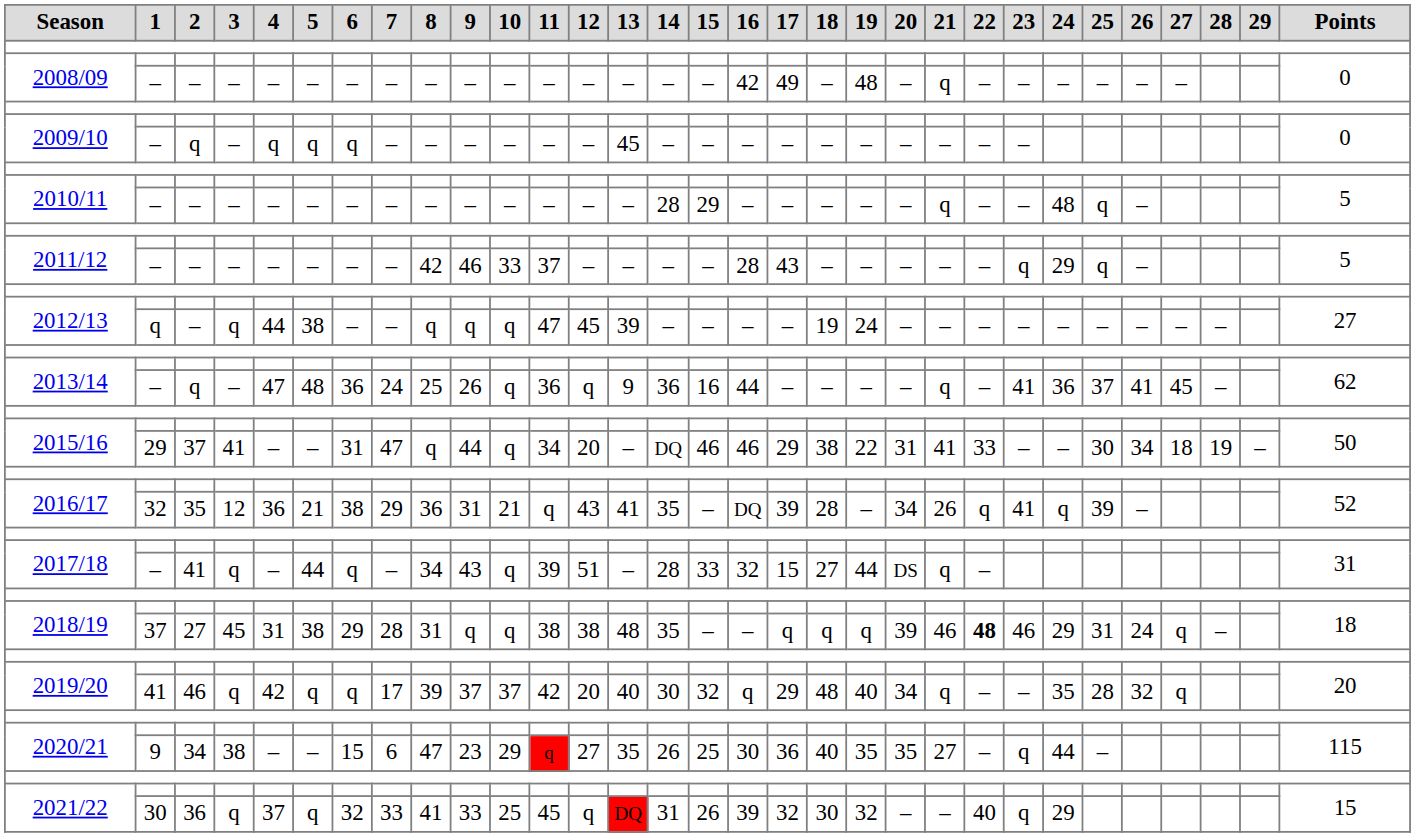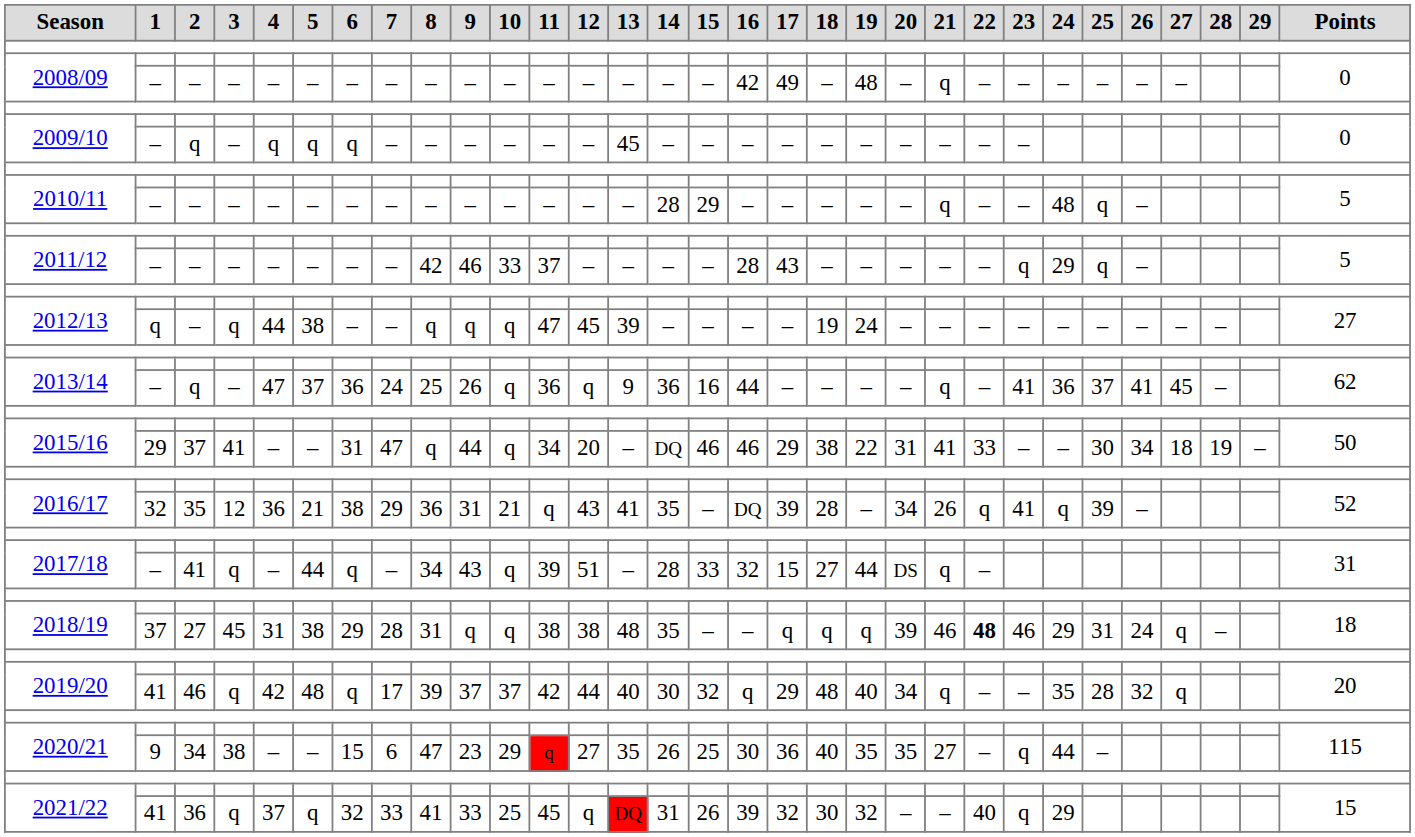(313, 387) 48 -> (313, 387) 37
(313, 691) q -> (313, 691) 48
(588, 691) 20 -> (588, 691) 44
(155, 813) 30 -> (155, 813) 41
